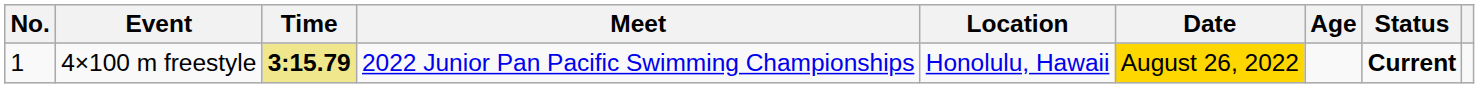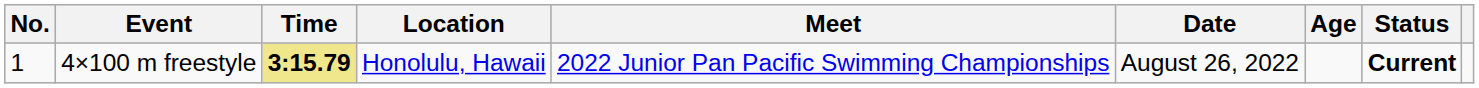columns swapped: (638, 23) <-> (1018, 23)
(1210, 62) gold background -> (1210, 62) no background
